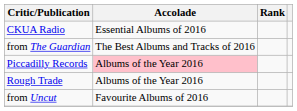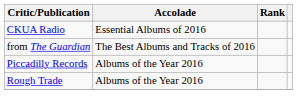(149, 64) pink background -> (149, 64) no background
- row: (32, 98)
